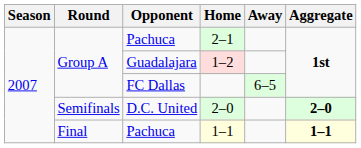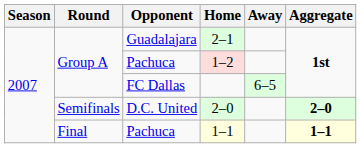(151, 39) Pachuca -> (162, 39) Guadalajara
(162, 62) Guadalajara -> (151, 62) Pachuca
